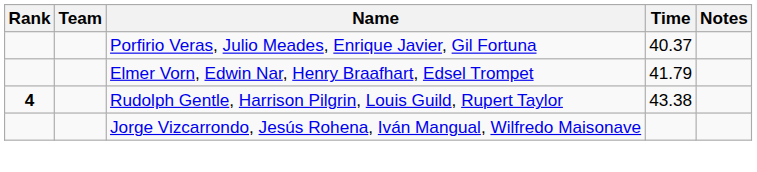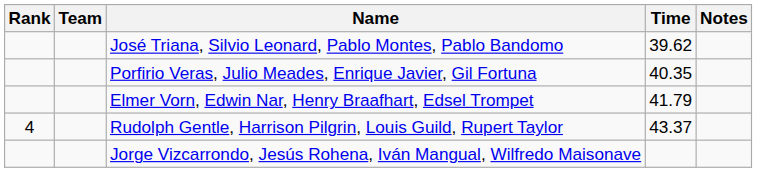+ row: (337, 46)
(671, 46) 40.37 -> (671, 73) 40.35
(30, 100) bold -> (30, 127) normal
(671, 100) 43.38 -> (671, 127) 43.37
